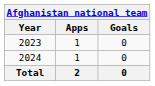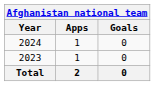rows swapped: (30, 42) <-> (30, 58)
